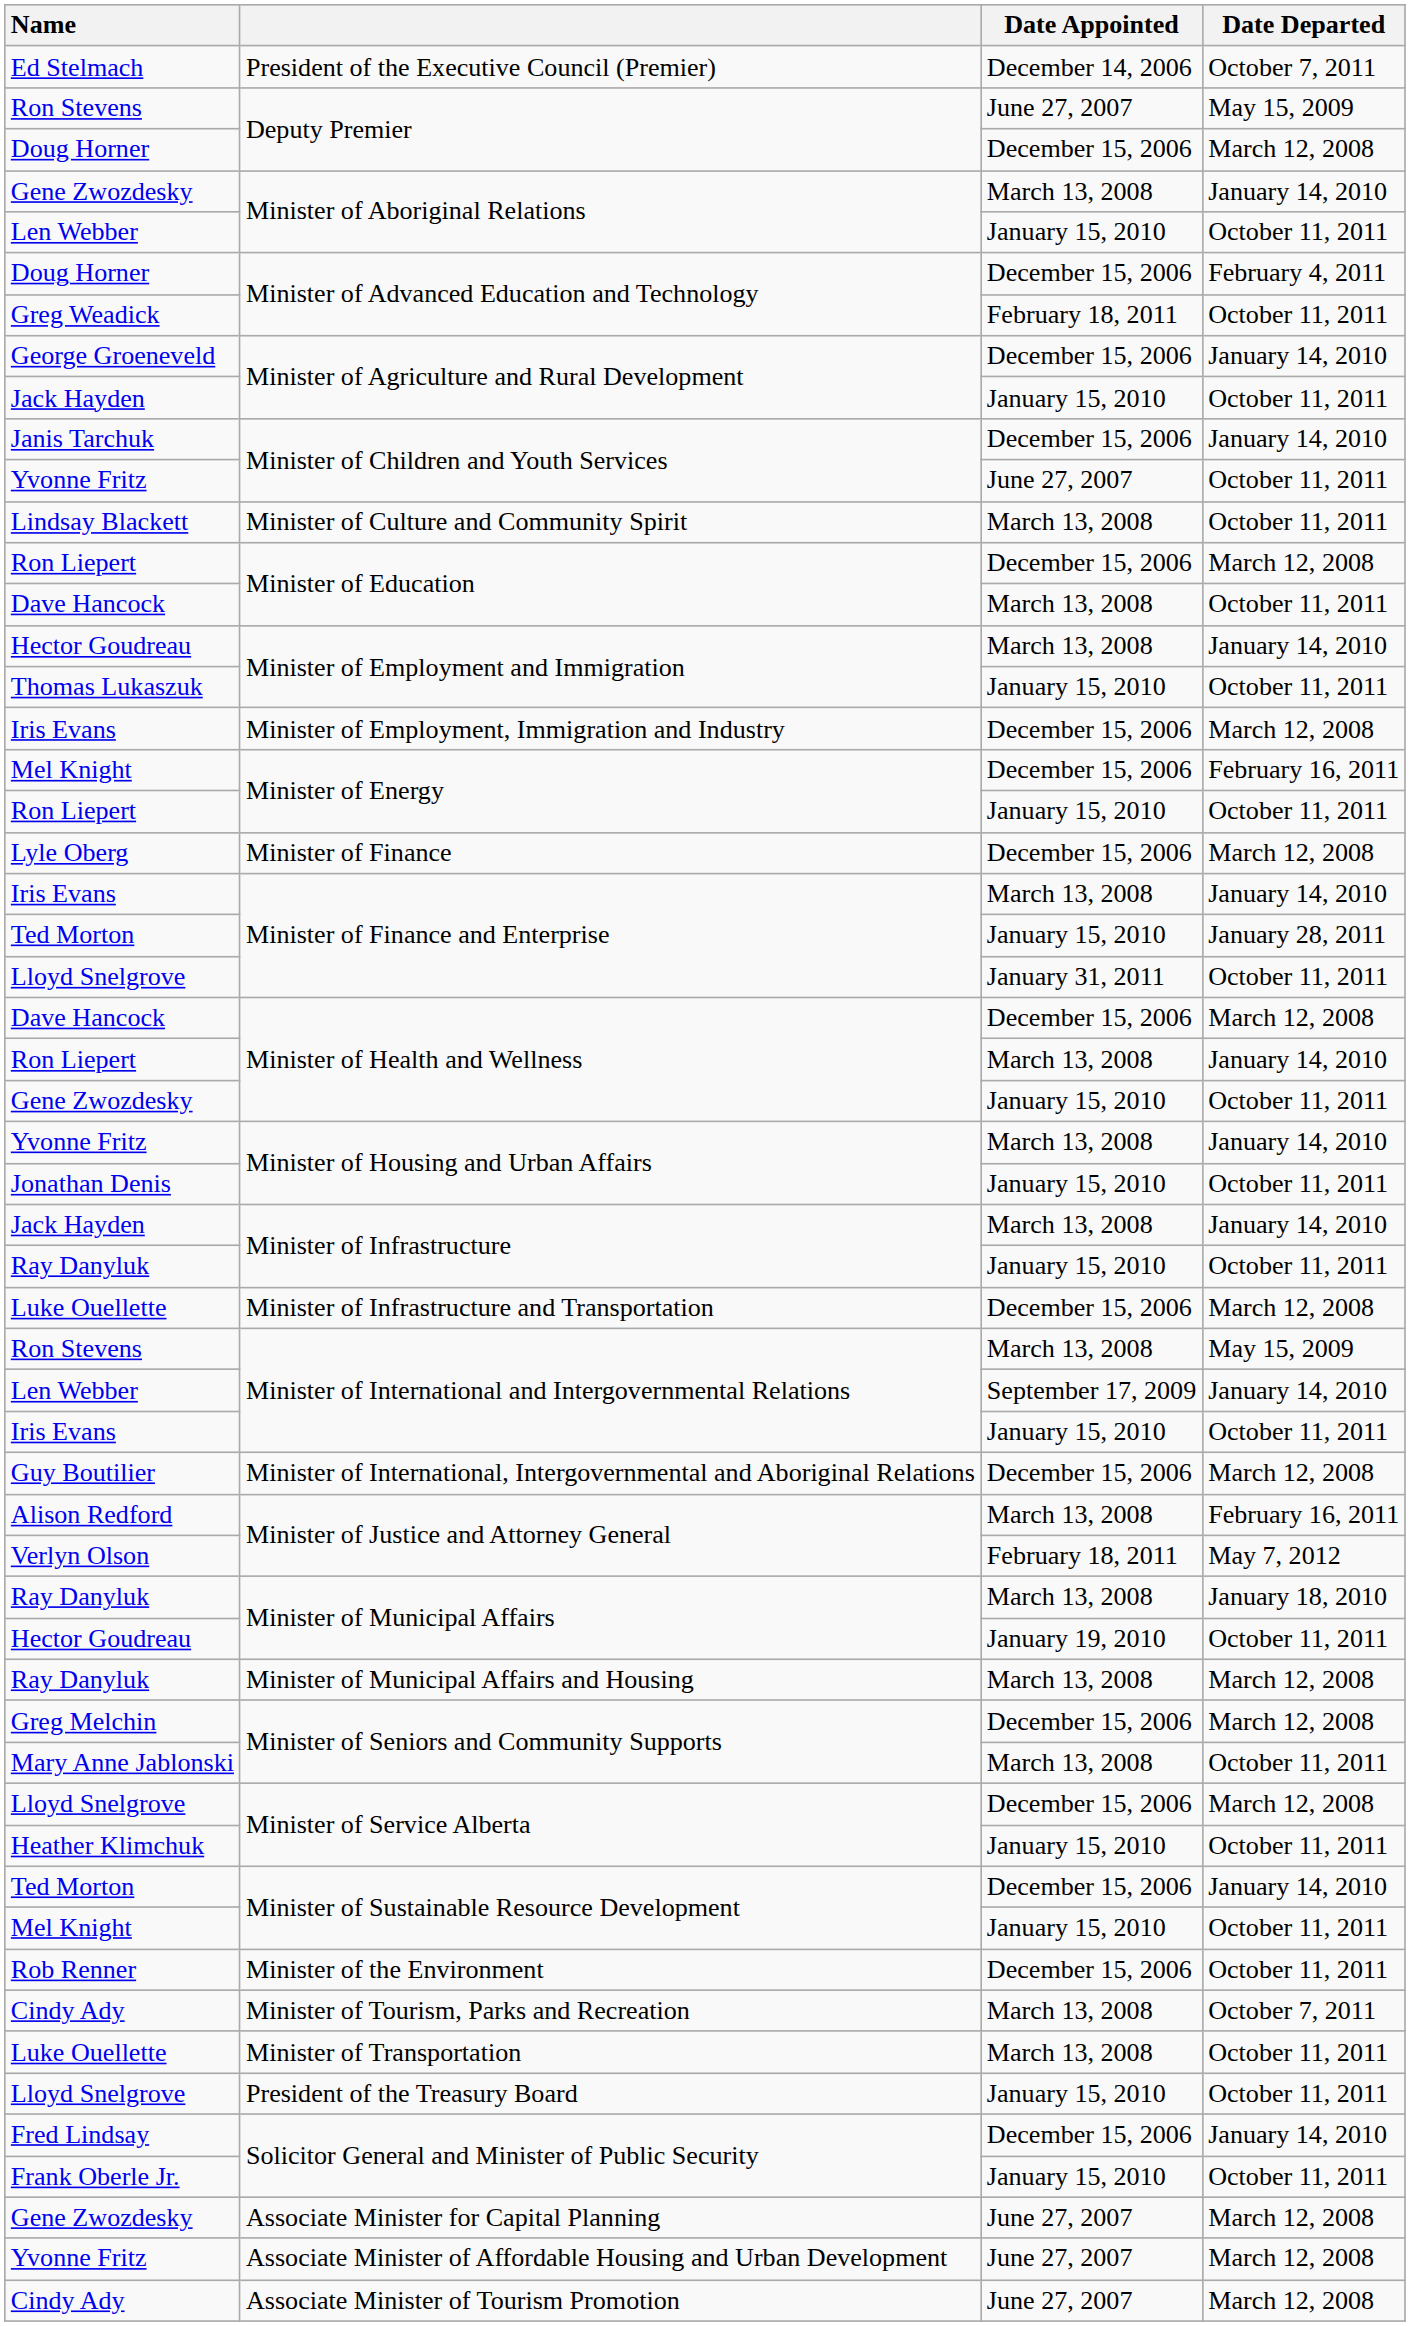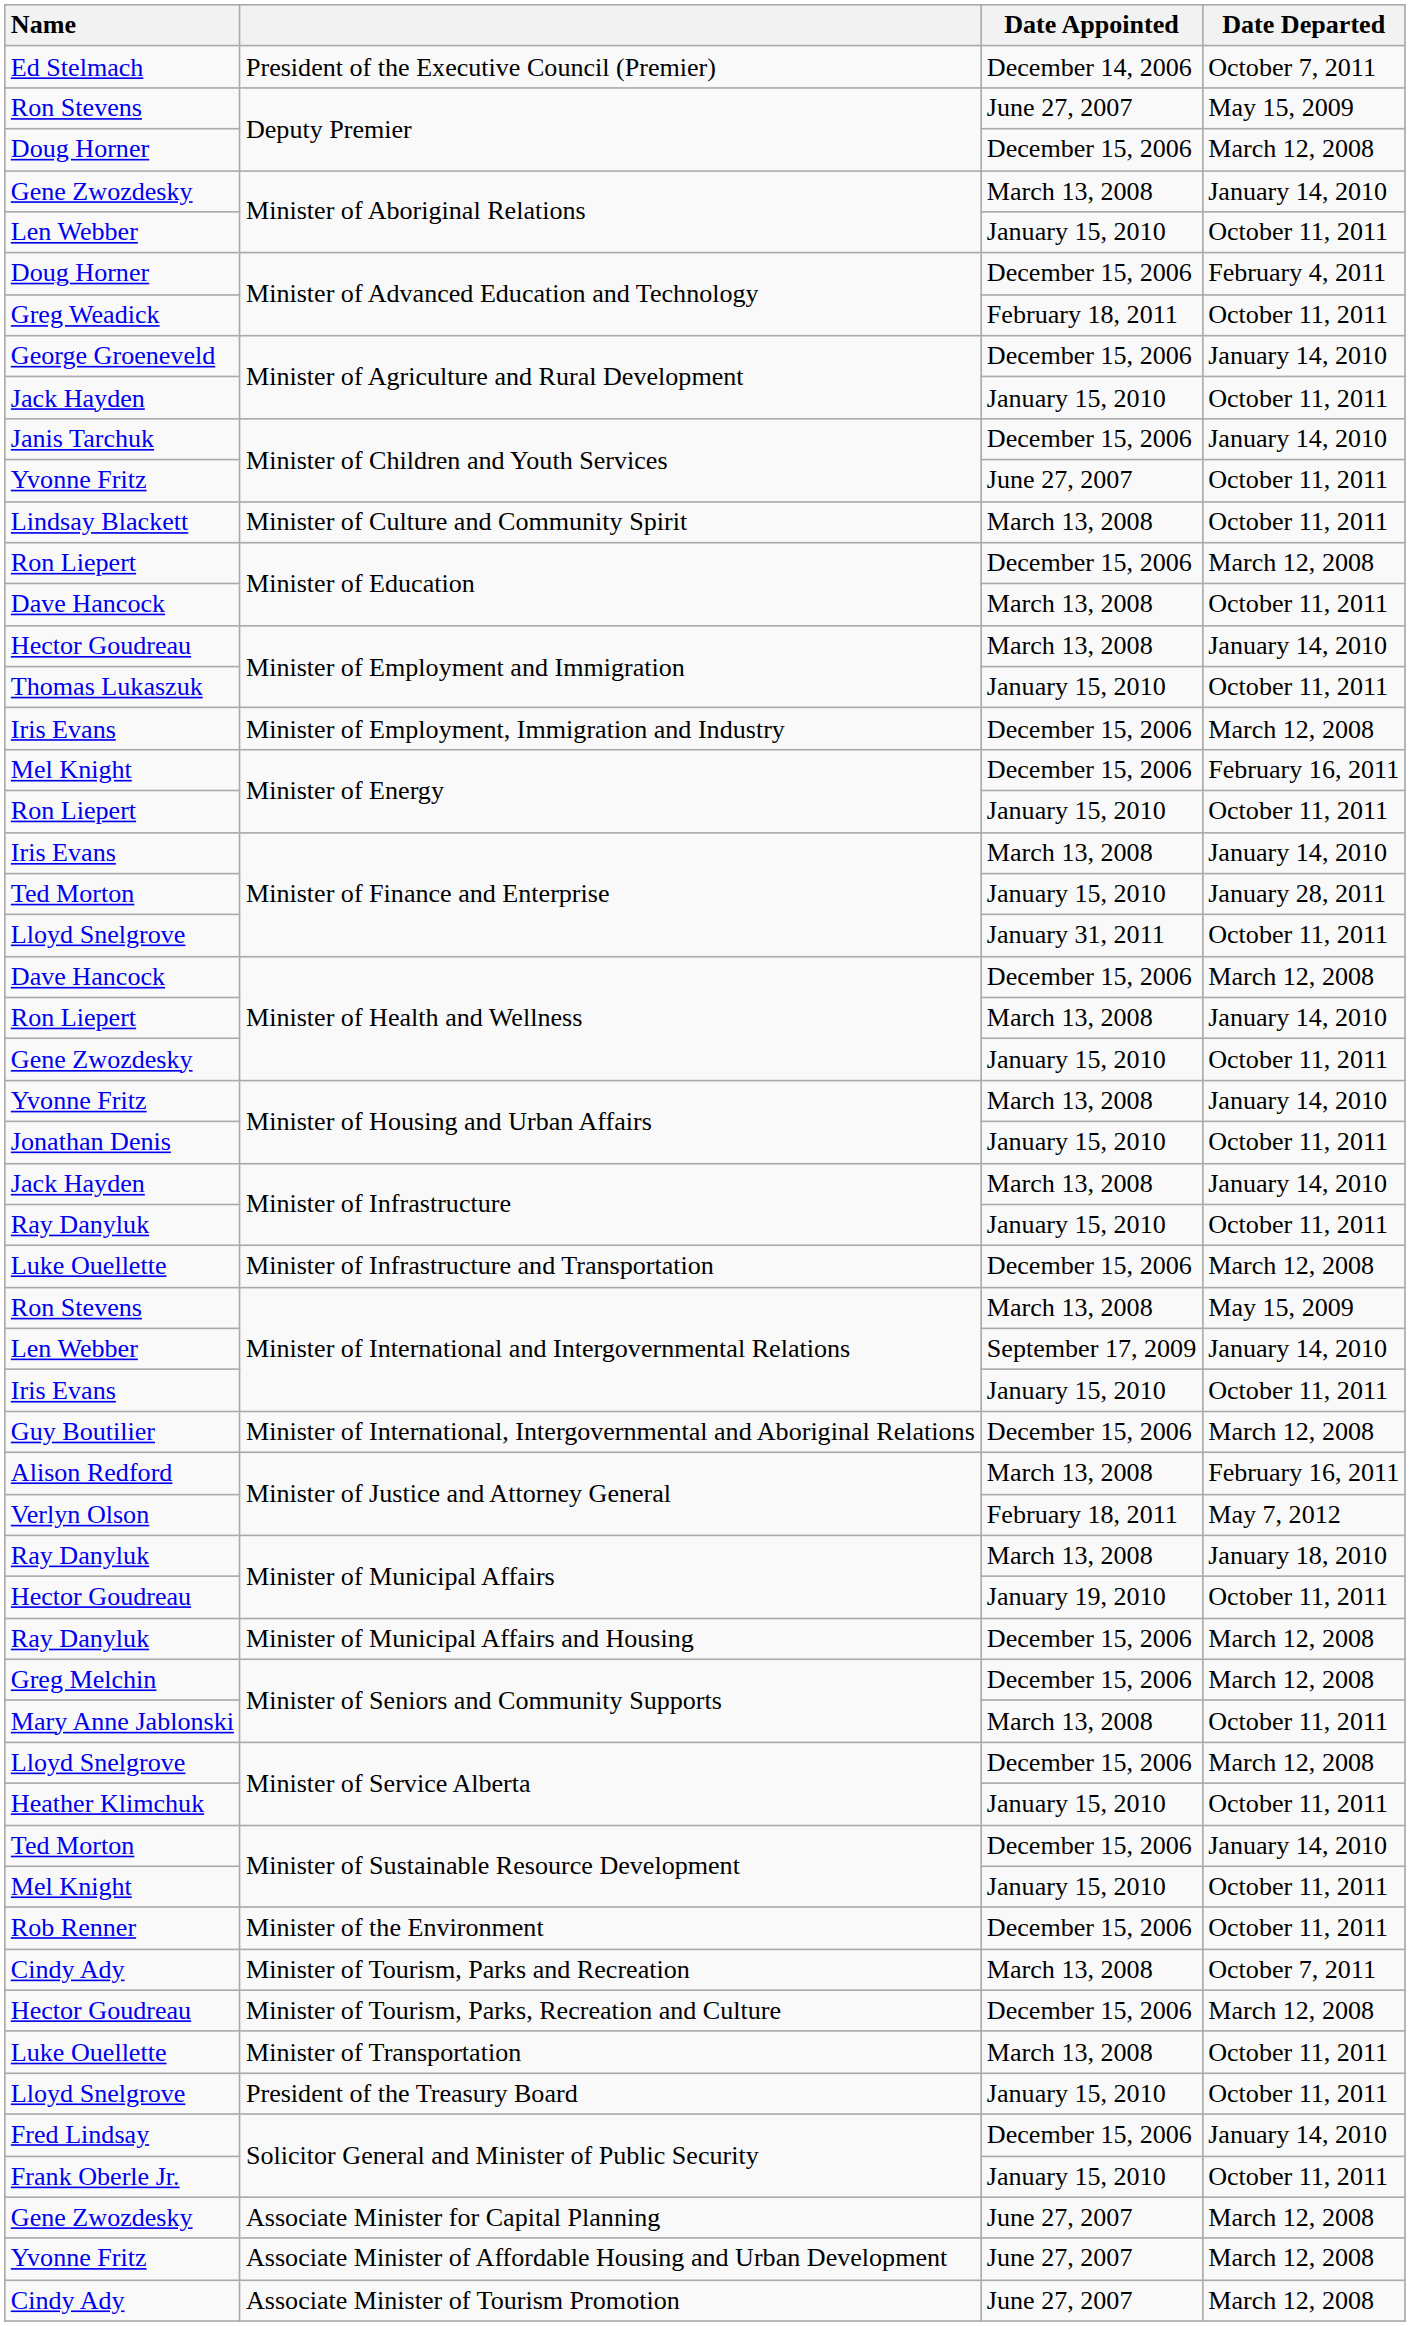- row: (70, 852)
(1070, 1679) March 13, 2008 -> (1089, 1638) December 15, 2006
+ row: (101, 2010)
